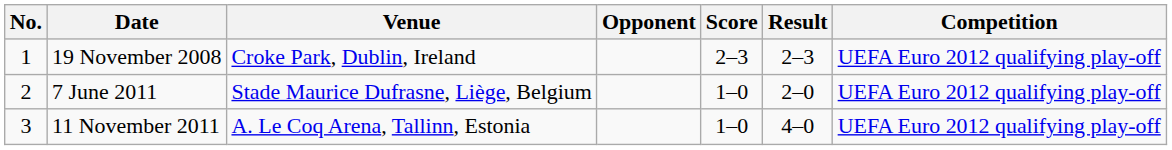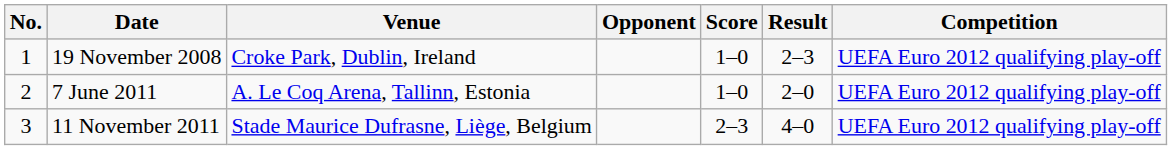(732, 56) 2–3 -> (732, 56) 1–0
(412, 91) Stade Maurice Dufrasne, Liège, Belgium -> (381, 91) A. Le Coq Arena, Tallinn, Estonia
(381, 126) A. Le Coq Arena, Tallinn, Estonia -> (412, 126) Stade Maurice Dufrasne, Liège, Belgium
(732, 126) 1–0 -> (732, 126) 2–3
